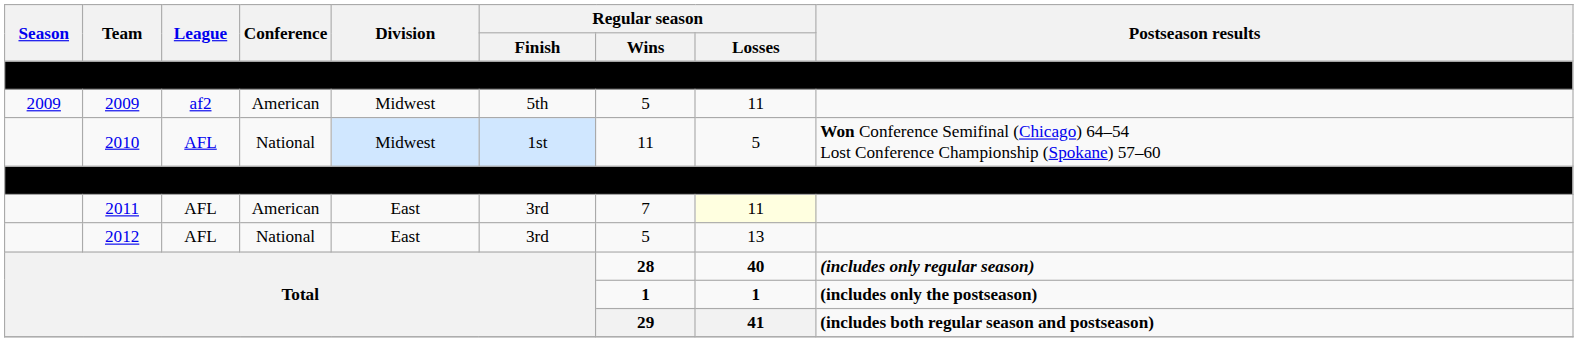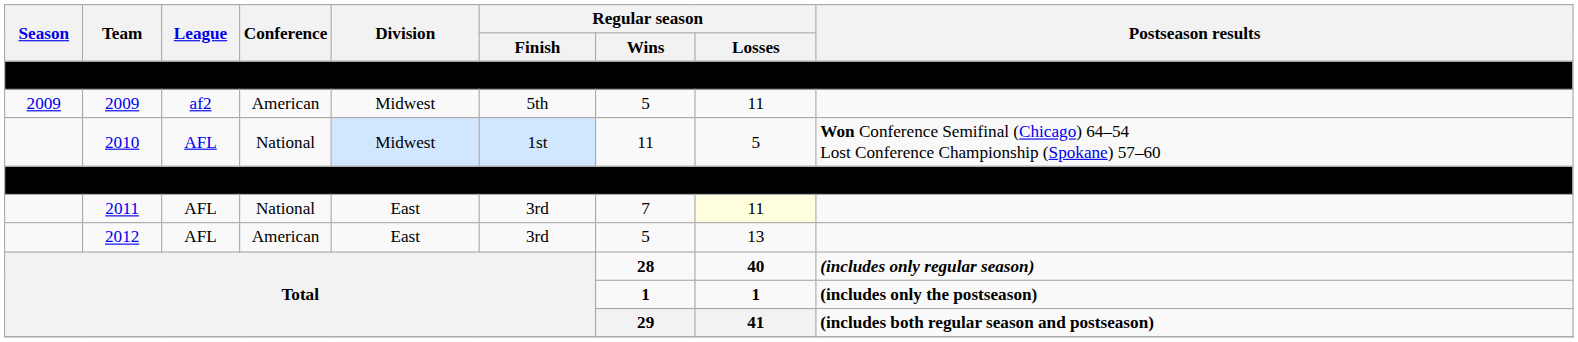(286, 209) American -> (286, 209) National
(286, 237) National -> (286, 237) American
